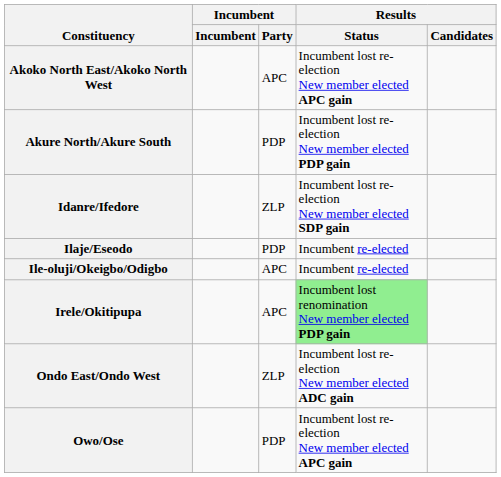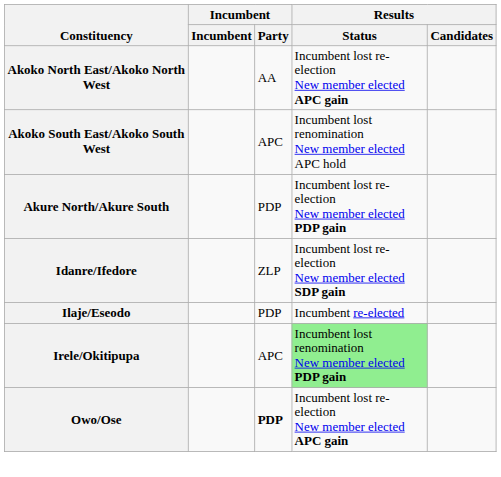(274, 77) APC -> (267, 77) AA
+ row: (96, 142)
- row: (98, 269)
- row: (98, 376)
(274, 440) normal -> (270, 419) bold
